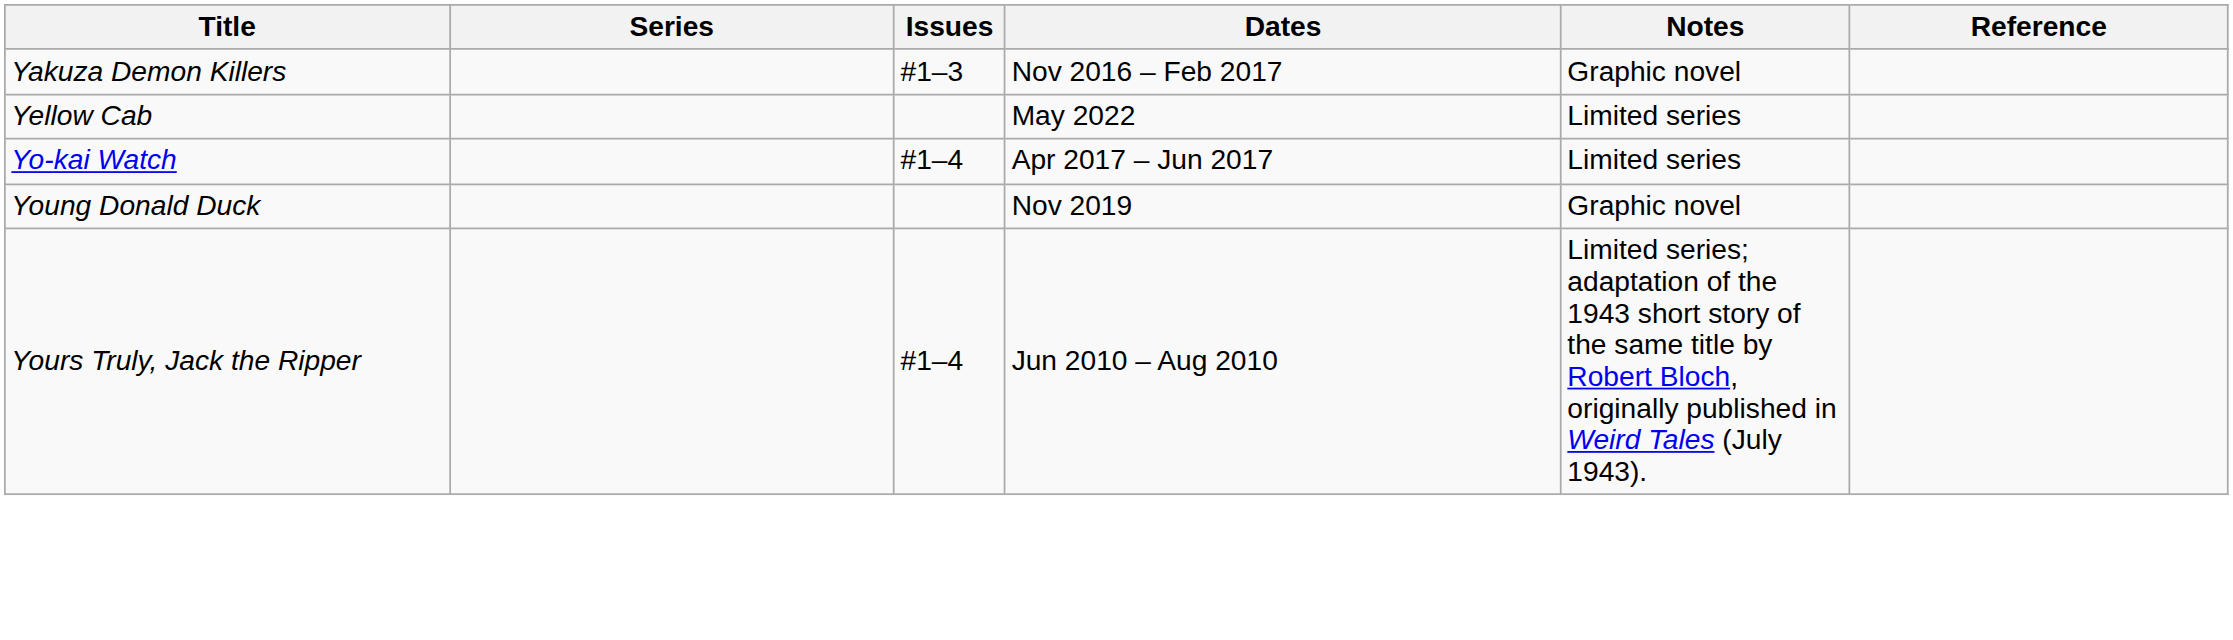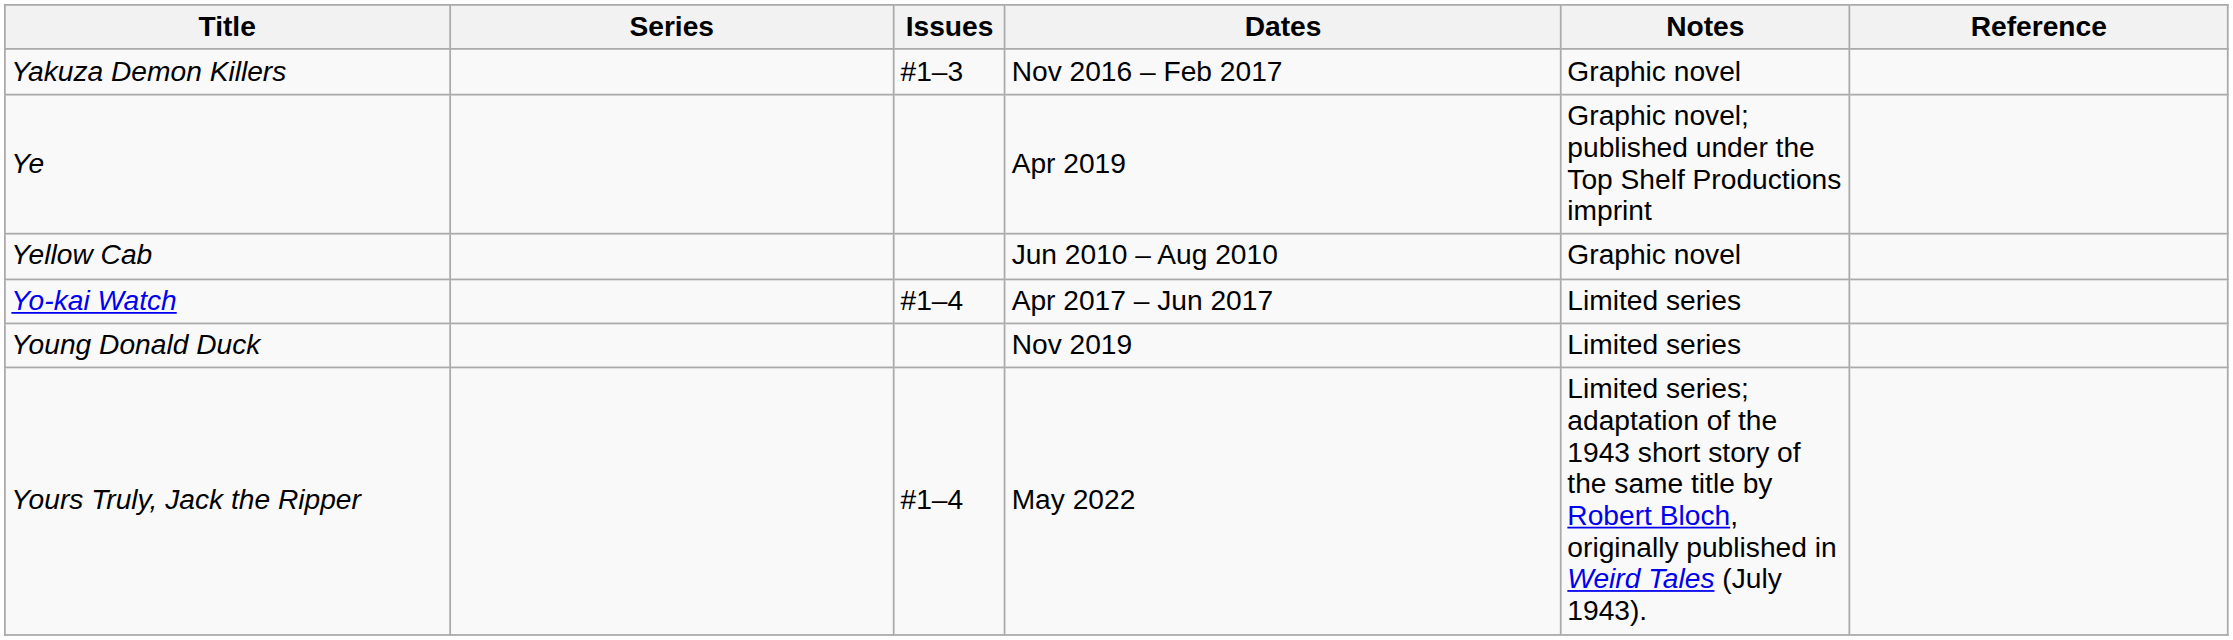+ row: (28, 163)
(1073, 116) May 2022 -> (1145, 255) Jun 2010 – Aug 2010
(1654, 116) Limited series -> (1654, 255) Graphic novel
(1654, 205) Graphic novel -> (1654, 345) Limited series
(1145, 361) Jun 2010 – Aug 2010 -> (1073, 500) May 2022
